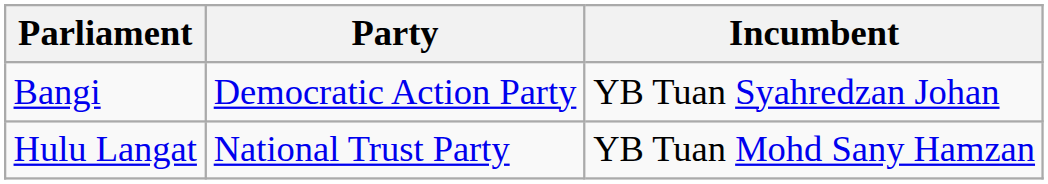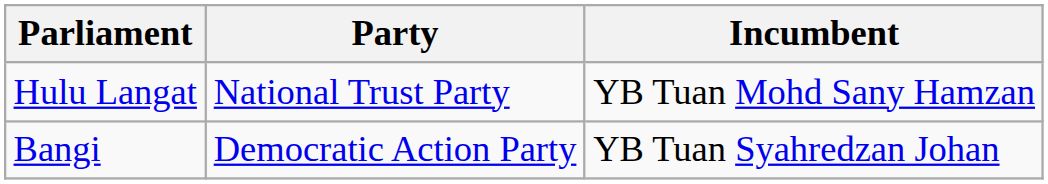rows swapped: (105, 149) <-> (57, 91)
